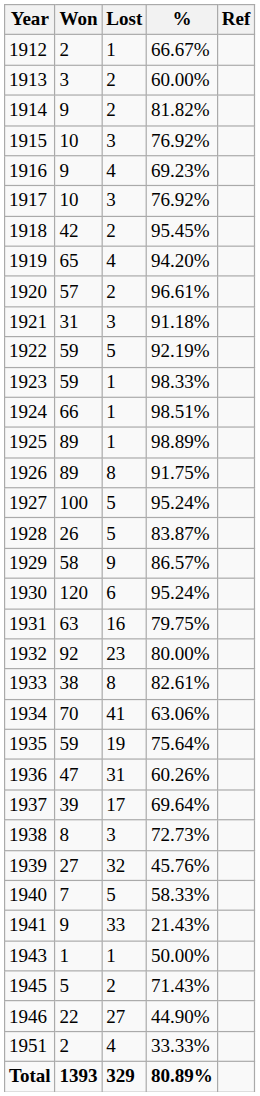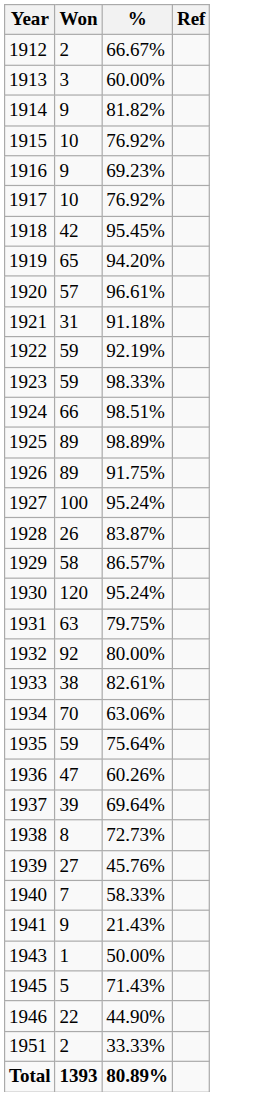- column: (124, 19)
